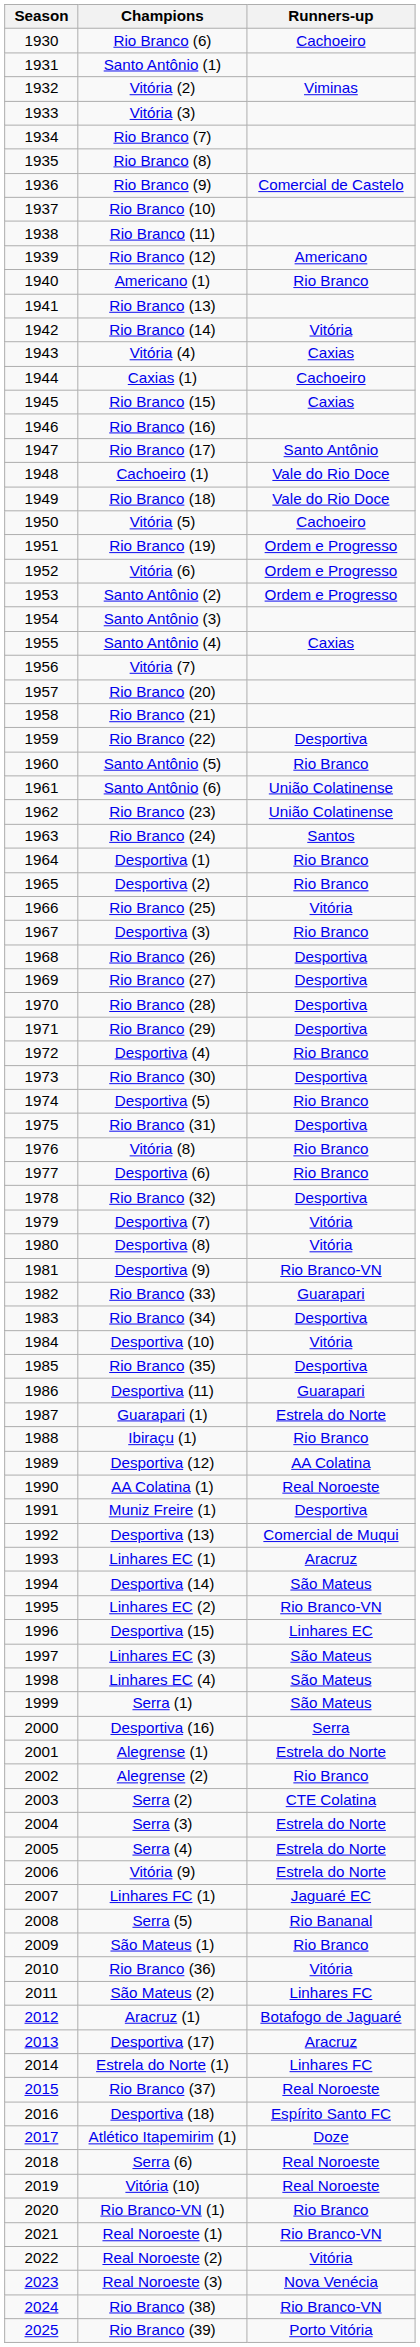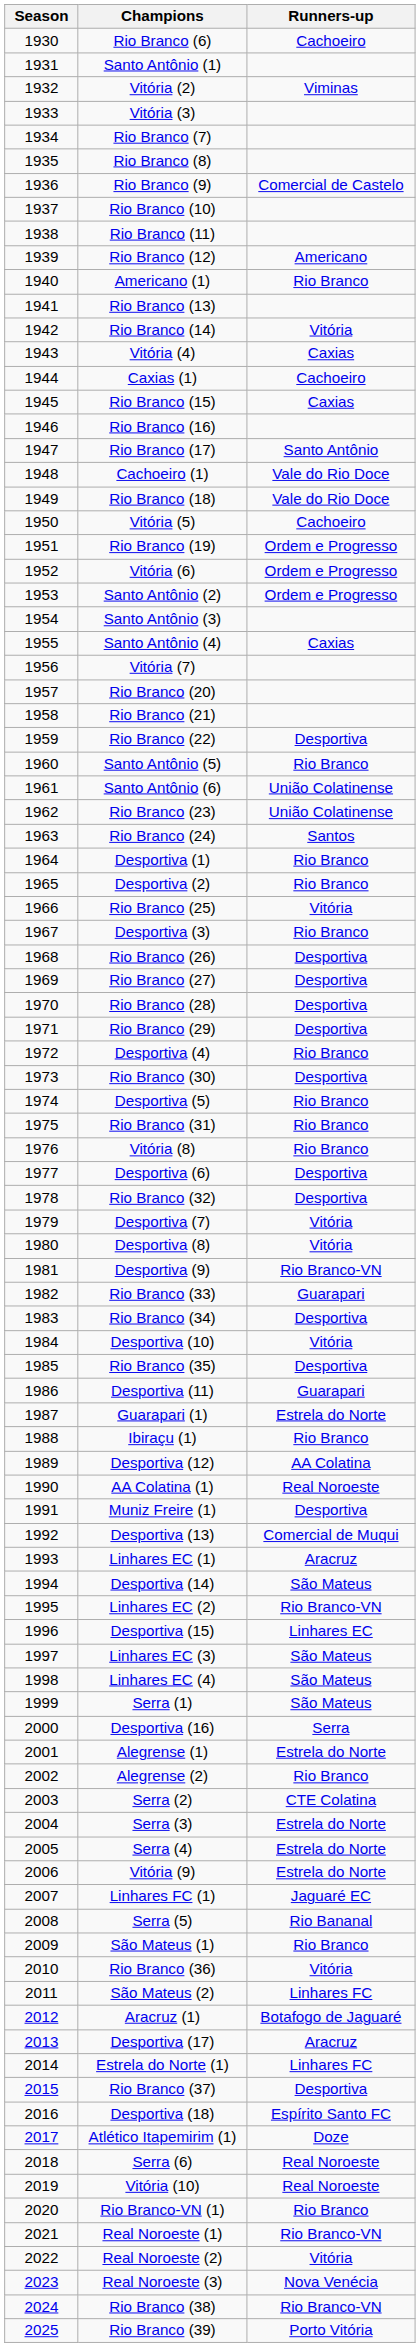(331, 1125) Desportiva -> (331, 1125) Rio Branco
(331, 1173) Rio Branco -> (331, 1173) Desportiva
(331, 2089) Real Noroeste -> (331, 2089) Desportiva
